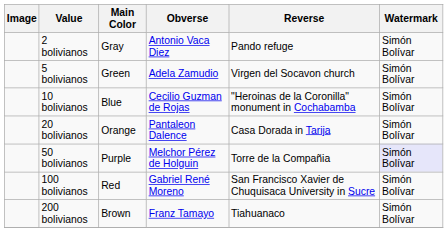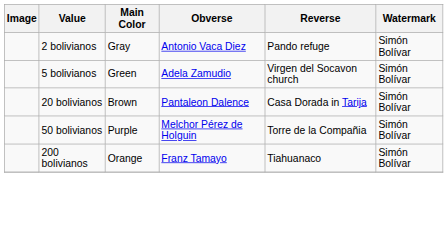- row: (65, 102)
(118, 130) Orange -> (122, 102) Brown
(398, 158) lavender background -> (395, 130) no background
- row: (65, 186)
(116, 214) Brown -> (125, 158) Orange
